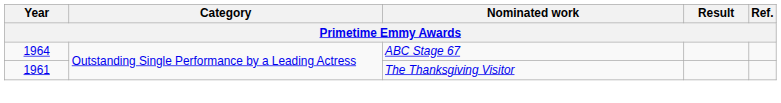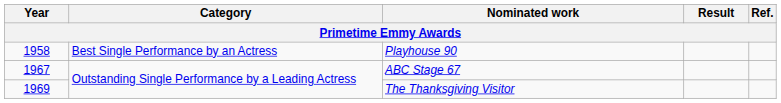+ row: (421, 51)
(37, 51) 1964 -> (37, 70) 1967
(37, 70) 1961 -> (37, 88) 1969
